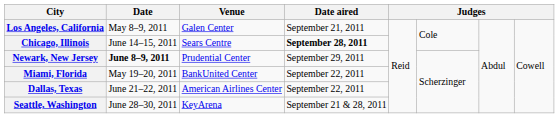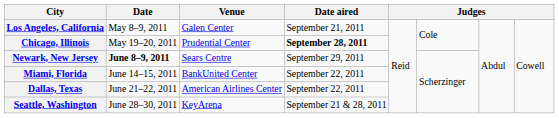(143, 43) June 14–15, 2011 -> (143, 43) May 19–20, 2011
(206, 43) Sears Centre -> (216, 43) Prudential Center
(216, 58) Prudential Center -> (206, 58) Sears Centre
(143, 74) May 19–20, 2011 -> (143, 74) June 14–15, 2011
